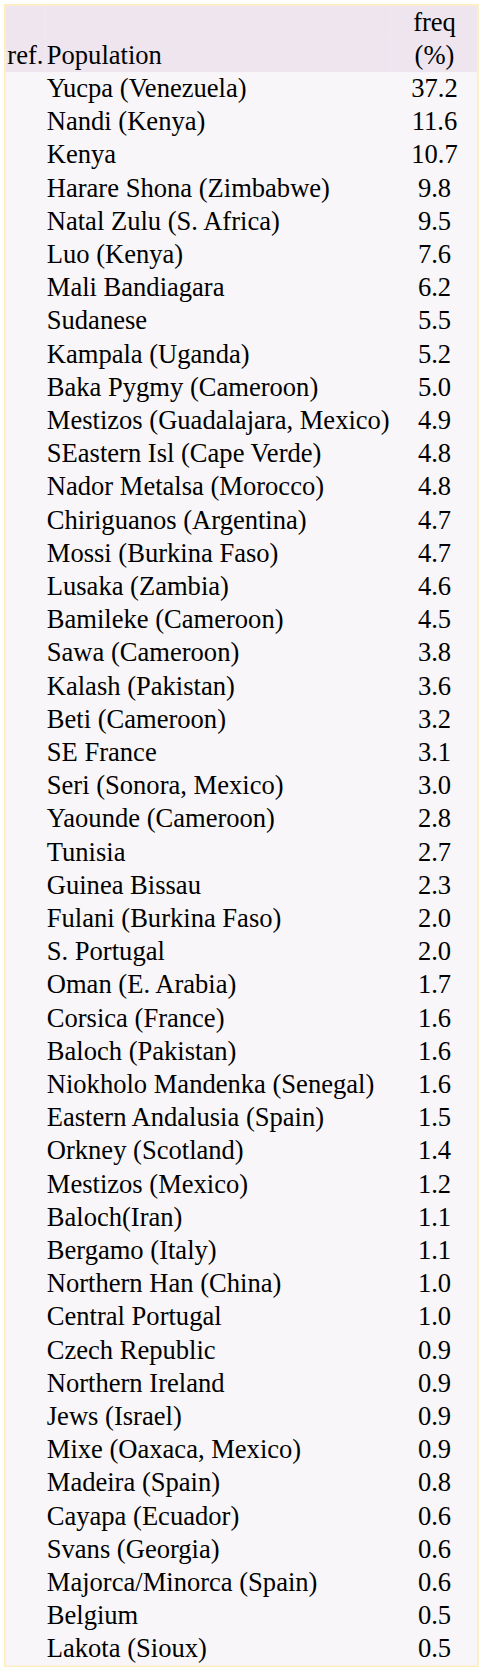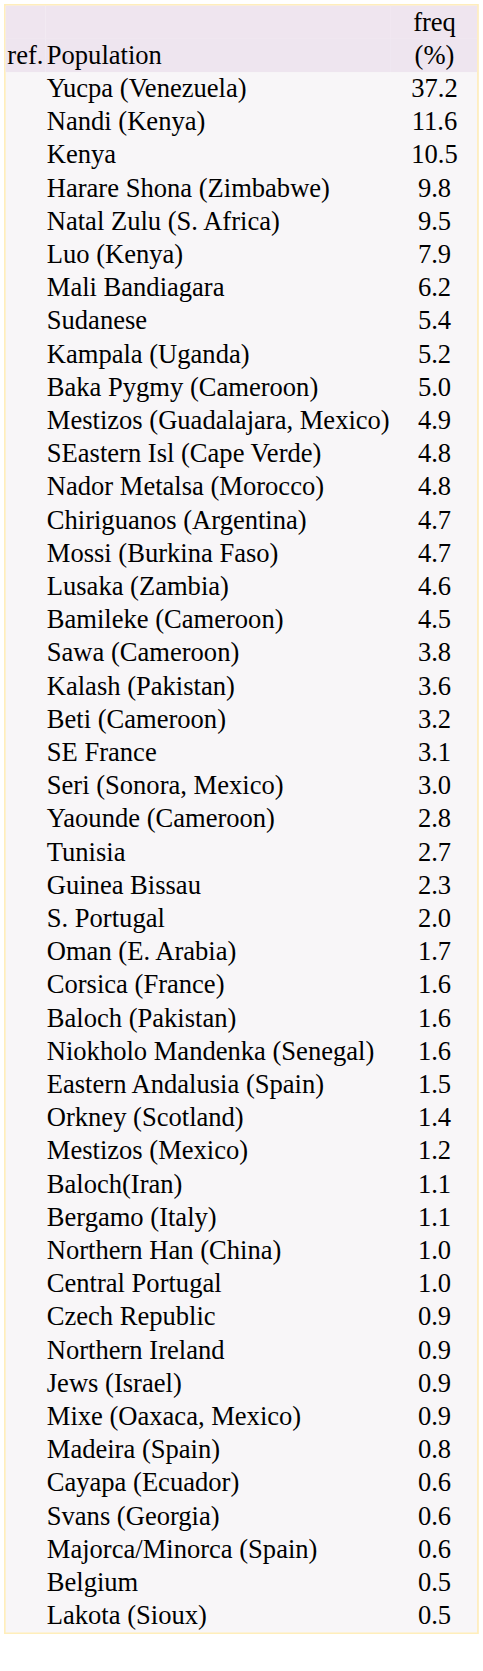(435, 154) 10.7 -> (435, 154) 10.5
(435, 254) 7.6 -> (435, 254) 7.9
(435, 320) 5.5 -> (435, 320) 5.4
- row: (164, 918)
